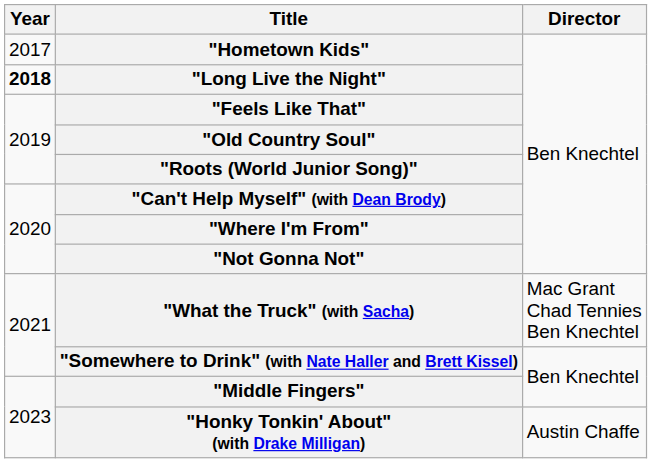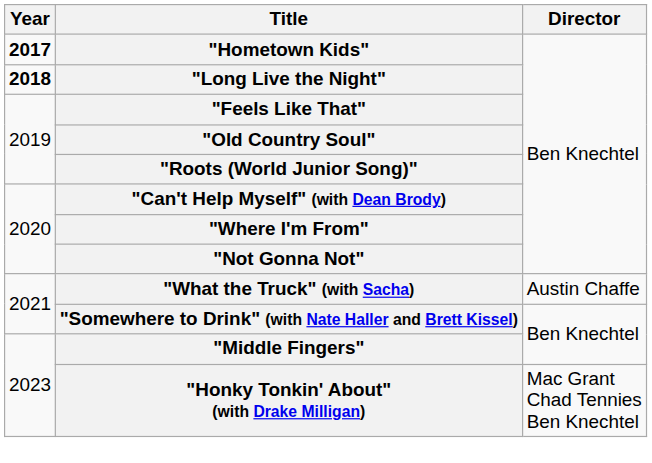(30, 49) normal -> (30, 49) bold
(584, 310) Mac Grant Chad Tennies Ben Knechtel -> (583, 288) Austin Chaffe
(583, 431) Austin Chaffe -> (584, 400) Mac Grant Chad Tennies Ben Knechtel
